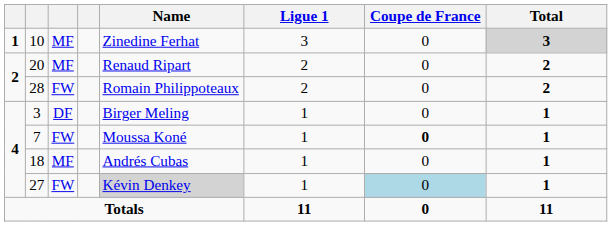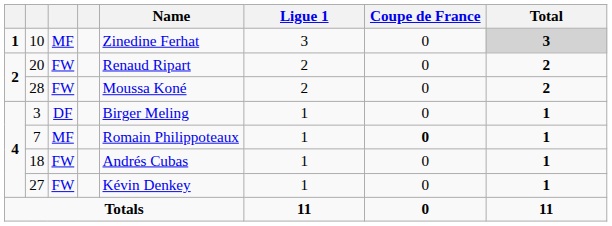(63, 64) MF -> (63, 64) FW
(171, 88) Romain Philippoteaux -> (145, 88) Moussa Koné
(63, 137) FW -> (63, 137) MF
(145, 137) Moussa Koné -> (171, 137) Romain Philippoteaux
(63, 161) MF -> (63, 161) FW
(147, 185) lightgrey background -> (147, 185) no background
(425, 185) lightblue background -> (425, 185) no background
